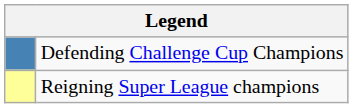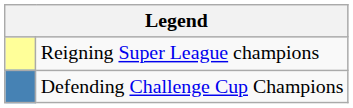rows swapped: (180, 85) <-> (192, 53)
